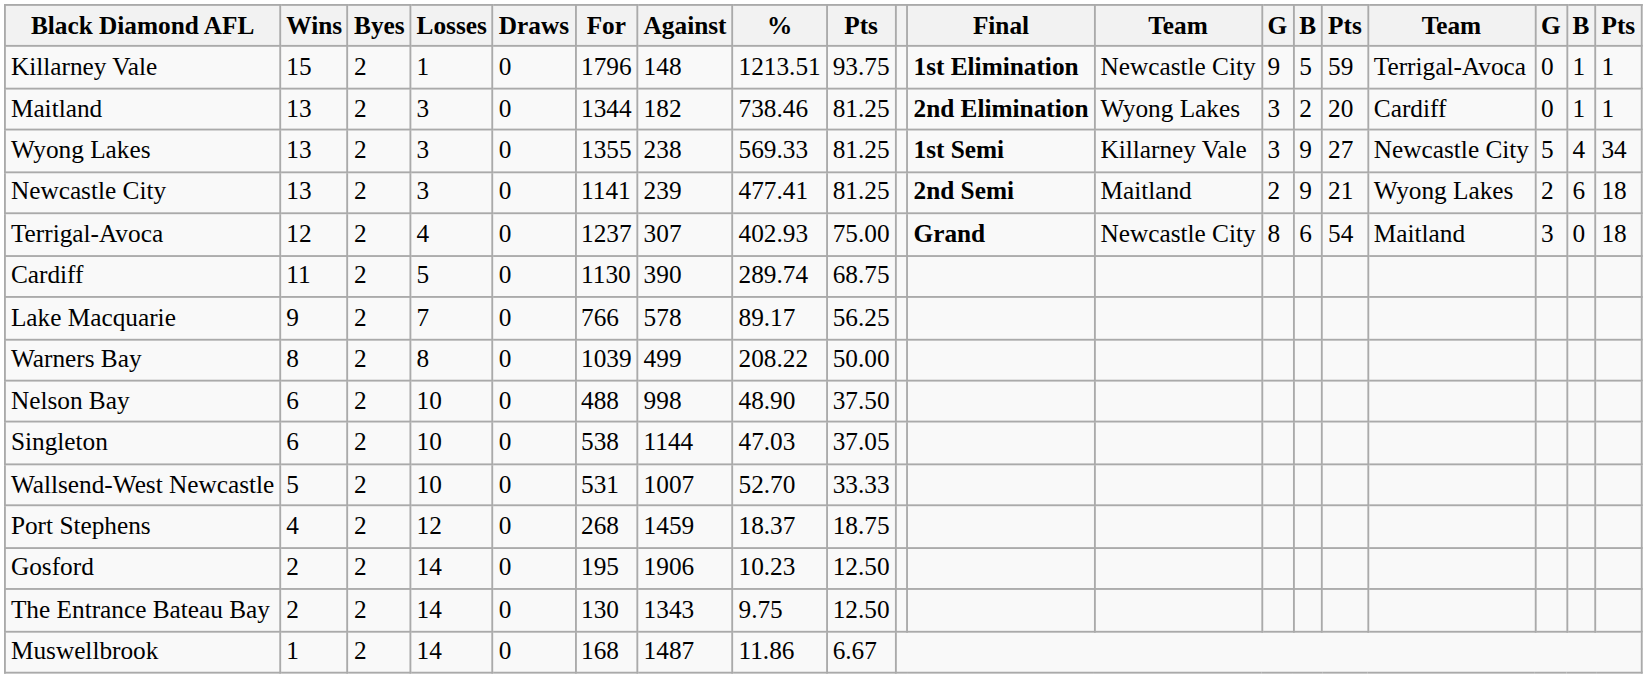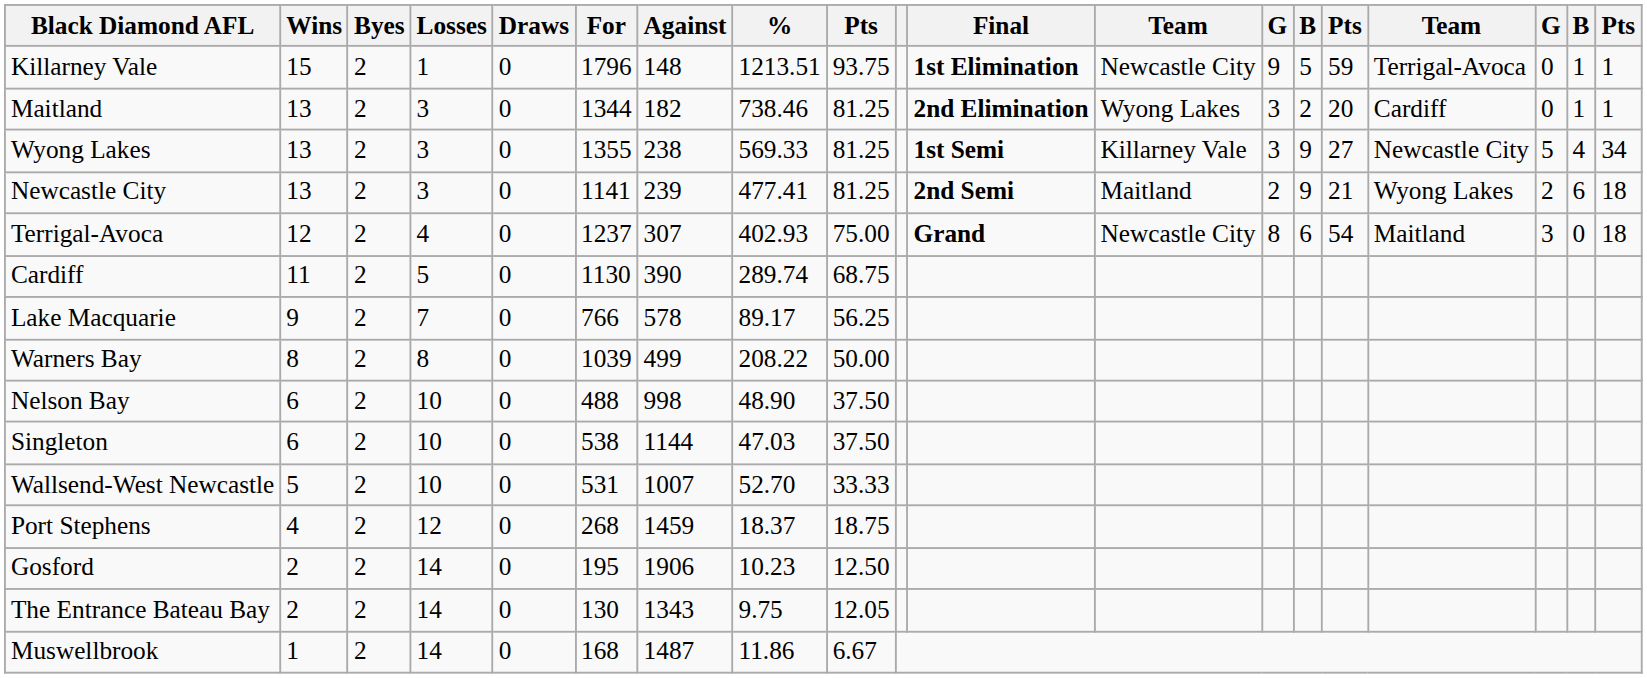(861, 442) 37.05 -> (861, 442) 37.50
(861, 609) 12.50 -> (861, 609) 12.05
